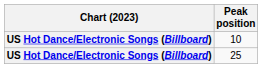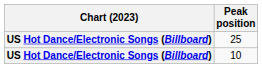rows swapped: (236, 39) <-> (236, 55)
